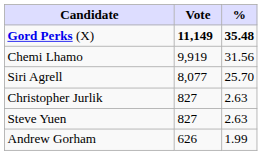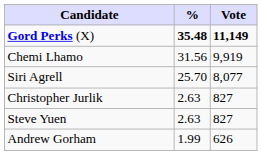columns swapped: (198, 14) <-> (239, 14)
